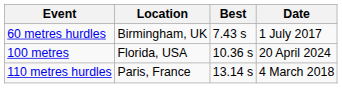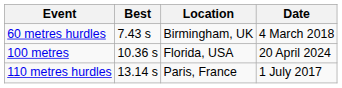columns swapped: (233, 14) <-> (162, 14)
(290, 33) 1 July 2017 -> (297, 33) 4 March 2018
(297, 72) 4 March 2018 -> (290, 72) 1 July 2017
